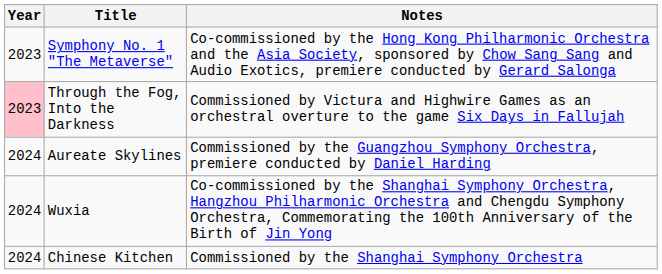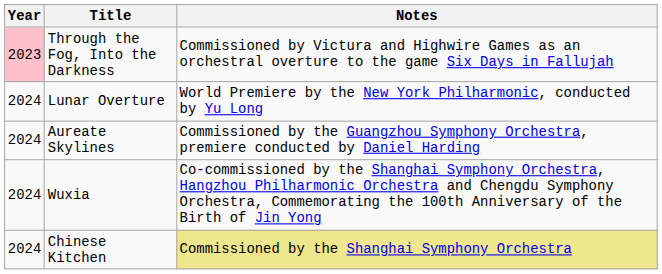- row: (110, 55)
+ row: (106, 101)
(386, 258) no background -> (376, 250) khaki background
